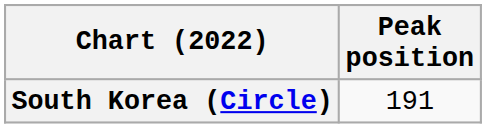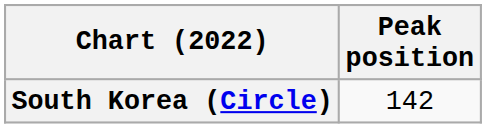(410, 101) 191 -> (410, 101) 142
